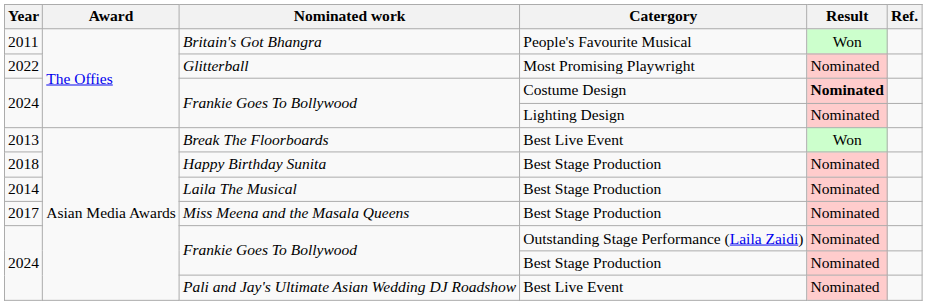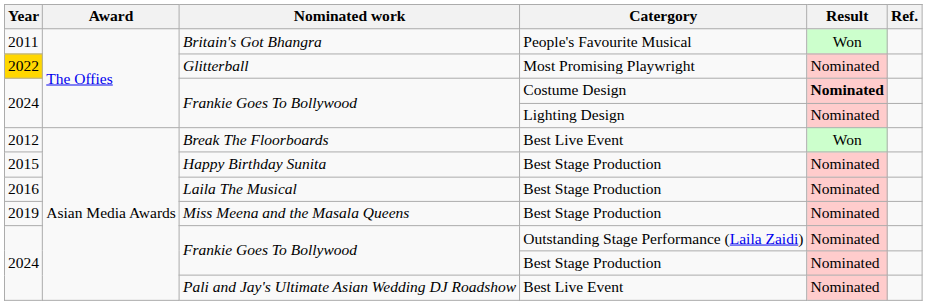(24, 66) no background -> (24, 66) gold background
(24, 139) 2013 -> (24, 139) 2012
(24, 164) 2018 -> (24, 164) 2015
(24, 189) 2014 -> (24, 189) 2016
(24, 213) 2017 -> (24, 213) 2019
